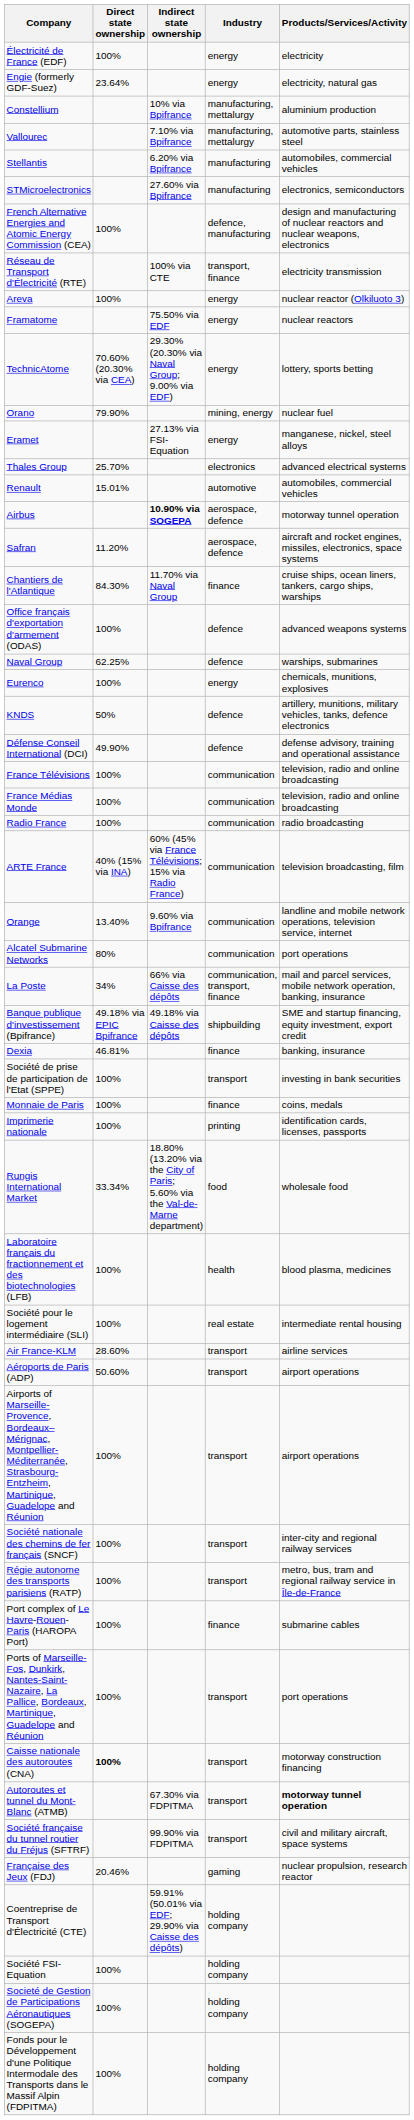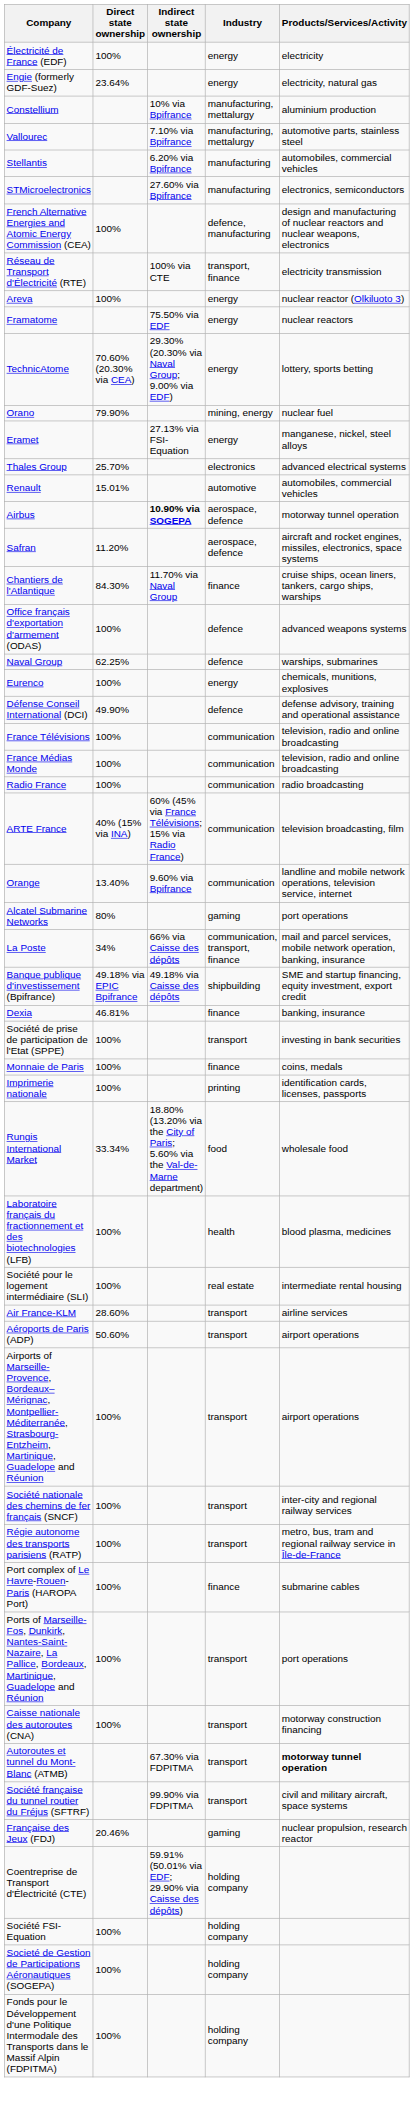- row: (20, 715)
(241, 954) communication -> (224, 916) gaming
(108, 1762) bold -> (108, 1724) normal
